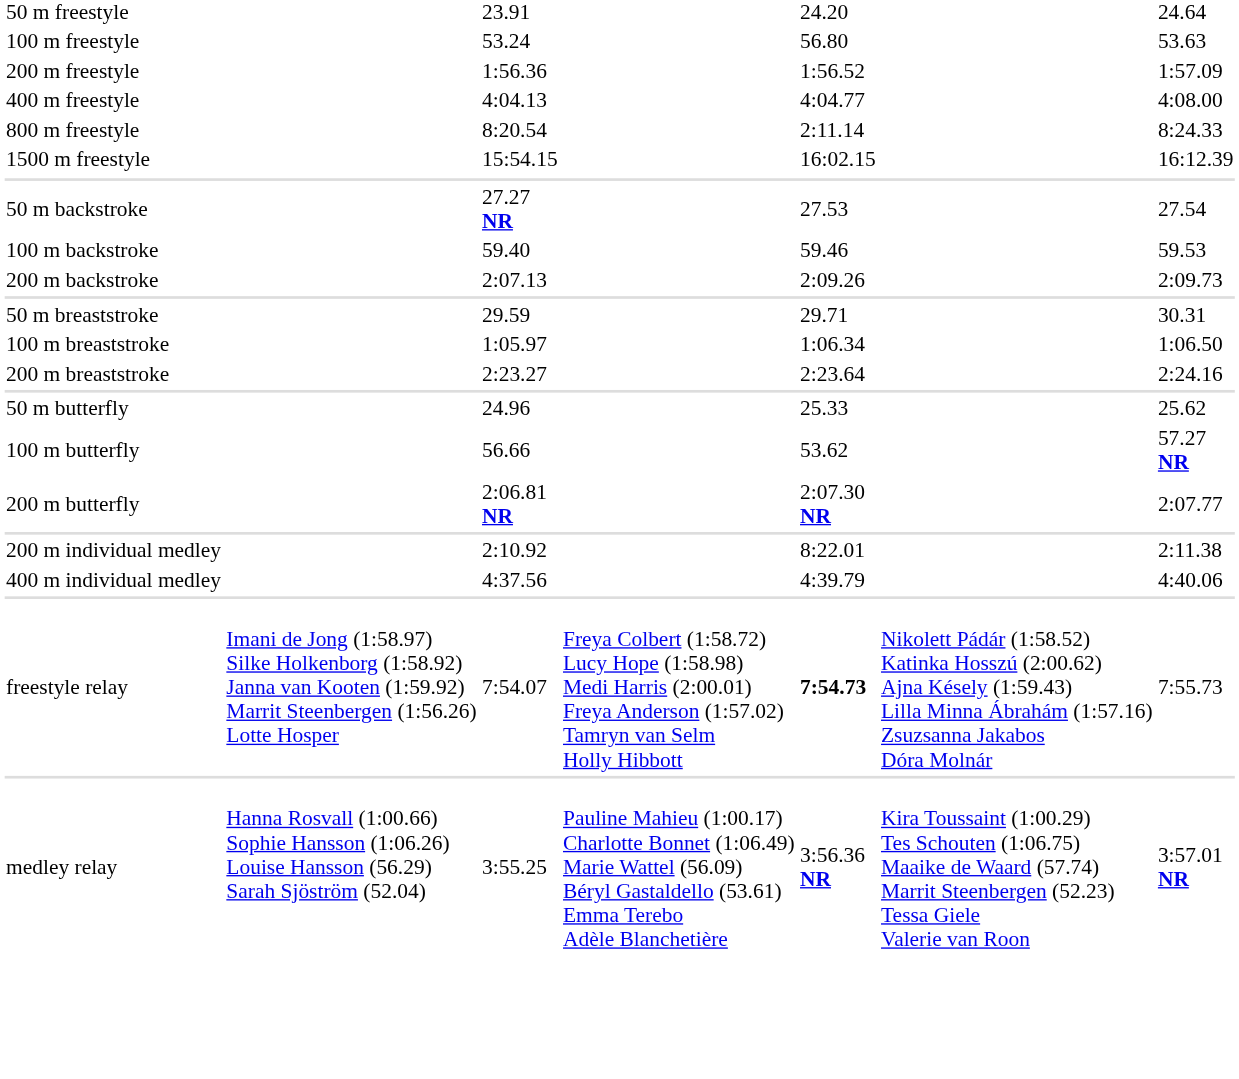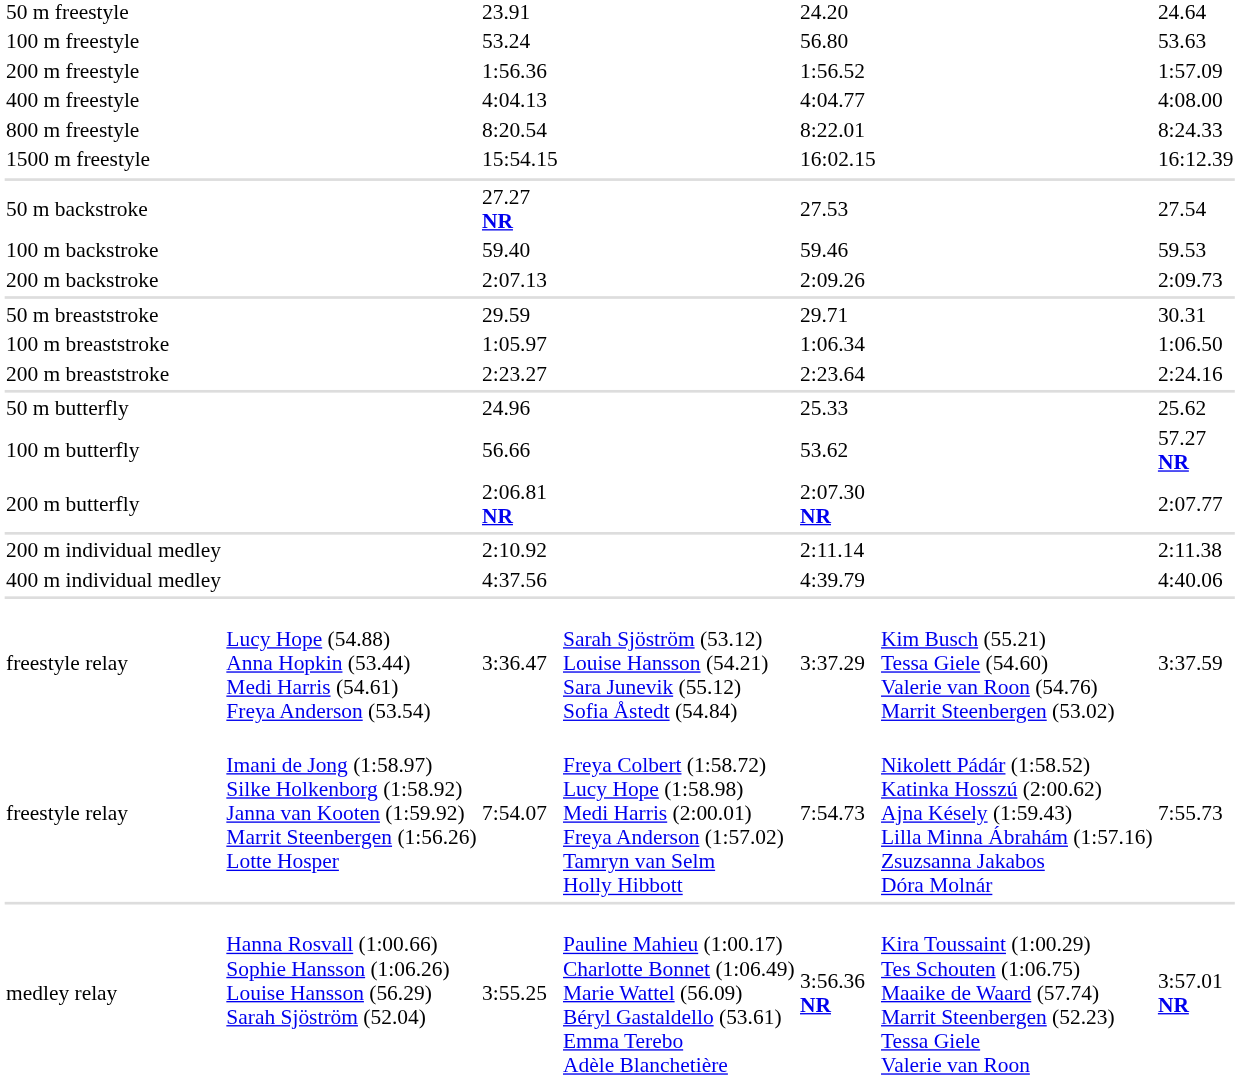(832, 129) 2:11.14 -> (832, 129) 8:22.01
(832, 550) 8:22.01 -> (832, 550) 2:11.14
+ row: (67, 663)
(833, 687) bold -> (832, 813) normal
